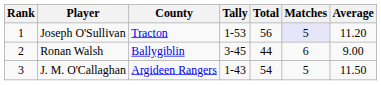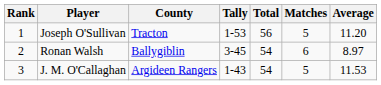(306, 32) lavender background -> (306, 32) no background
(266, 51) 44 -> (266, 51) 54
(353, 51) 9.00 -> (353, 51) 8.97
(353, 70) 11.50 -> (353, 70) 11.53
